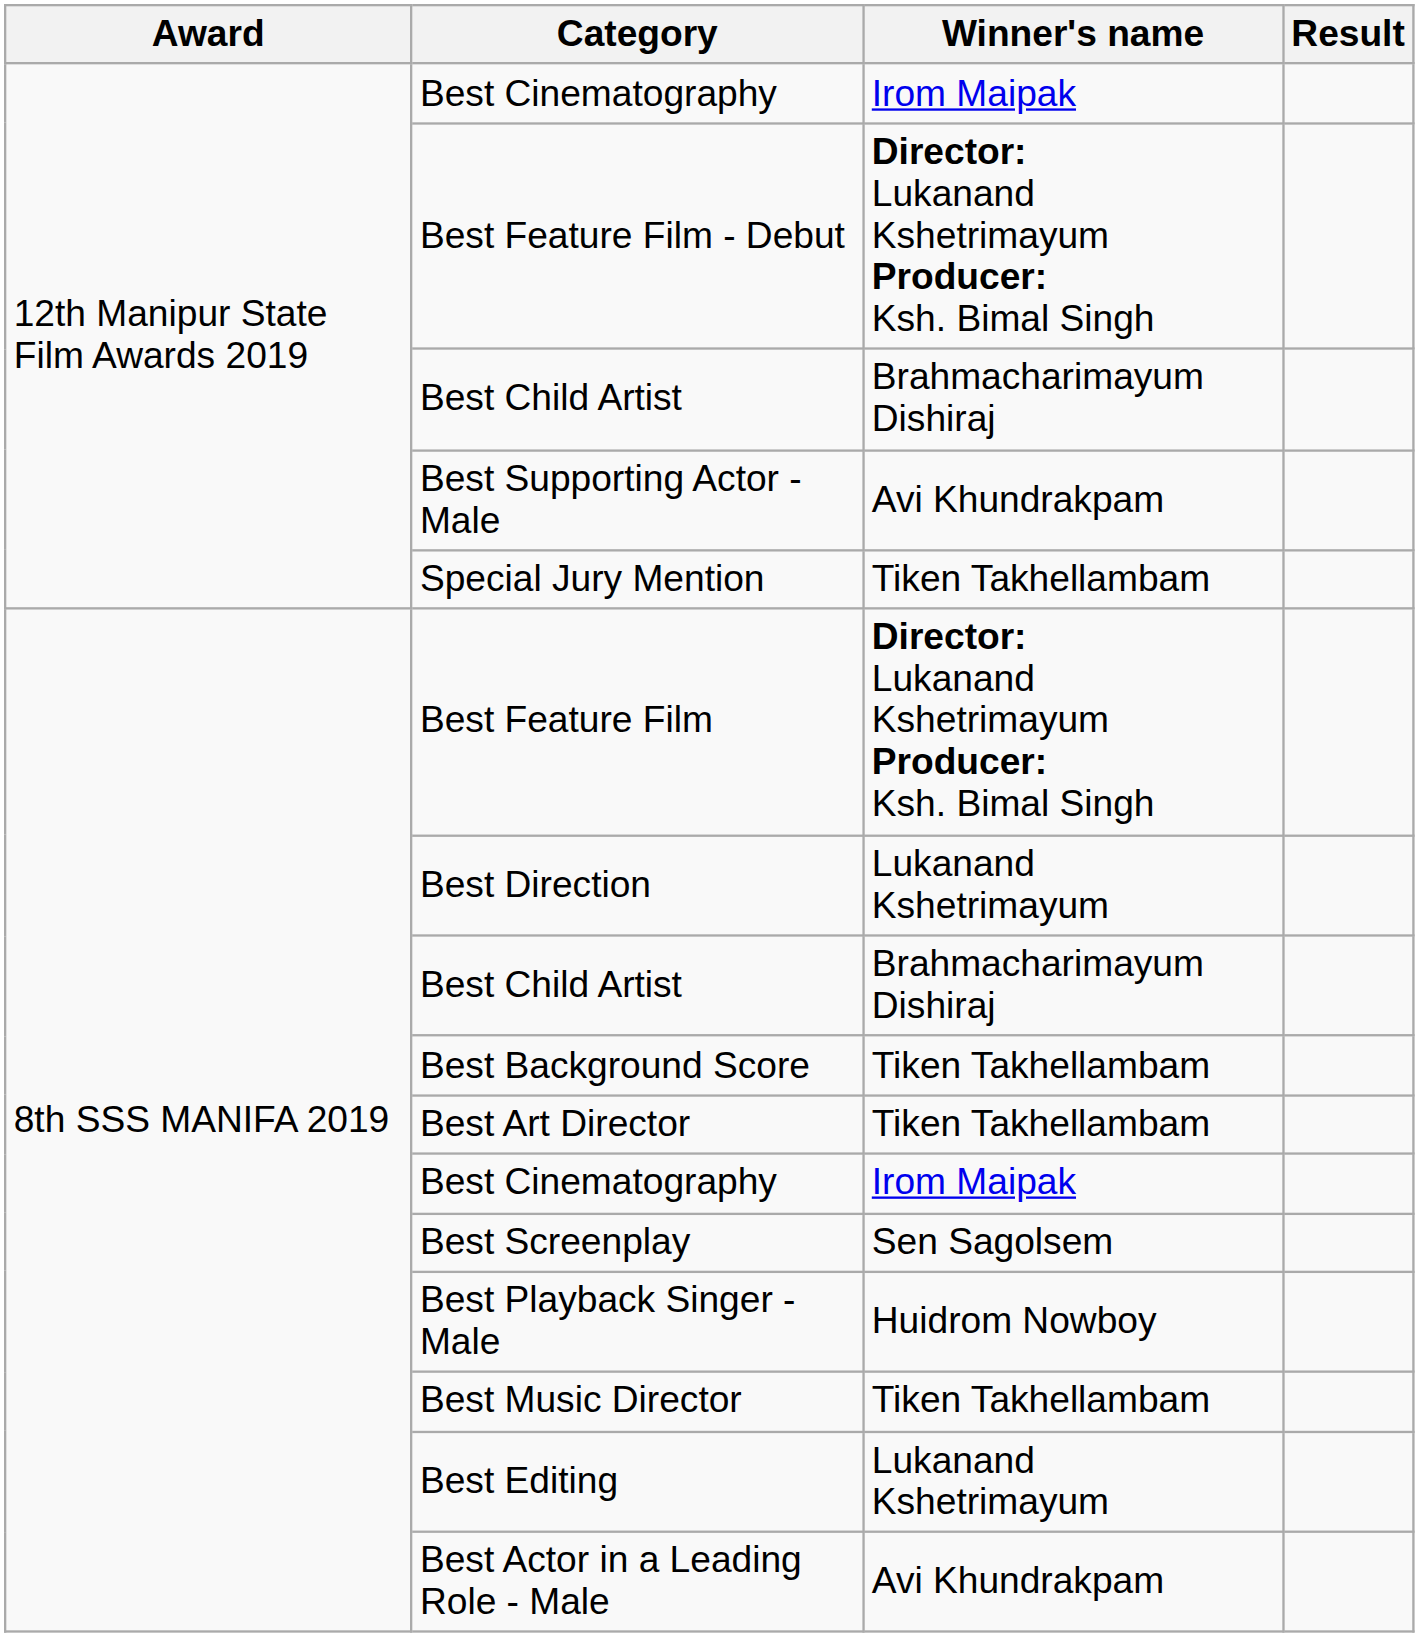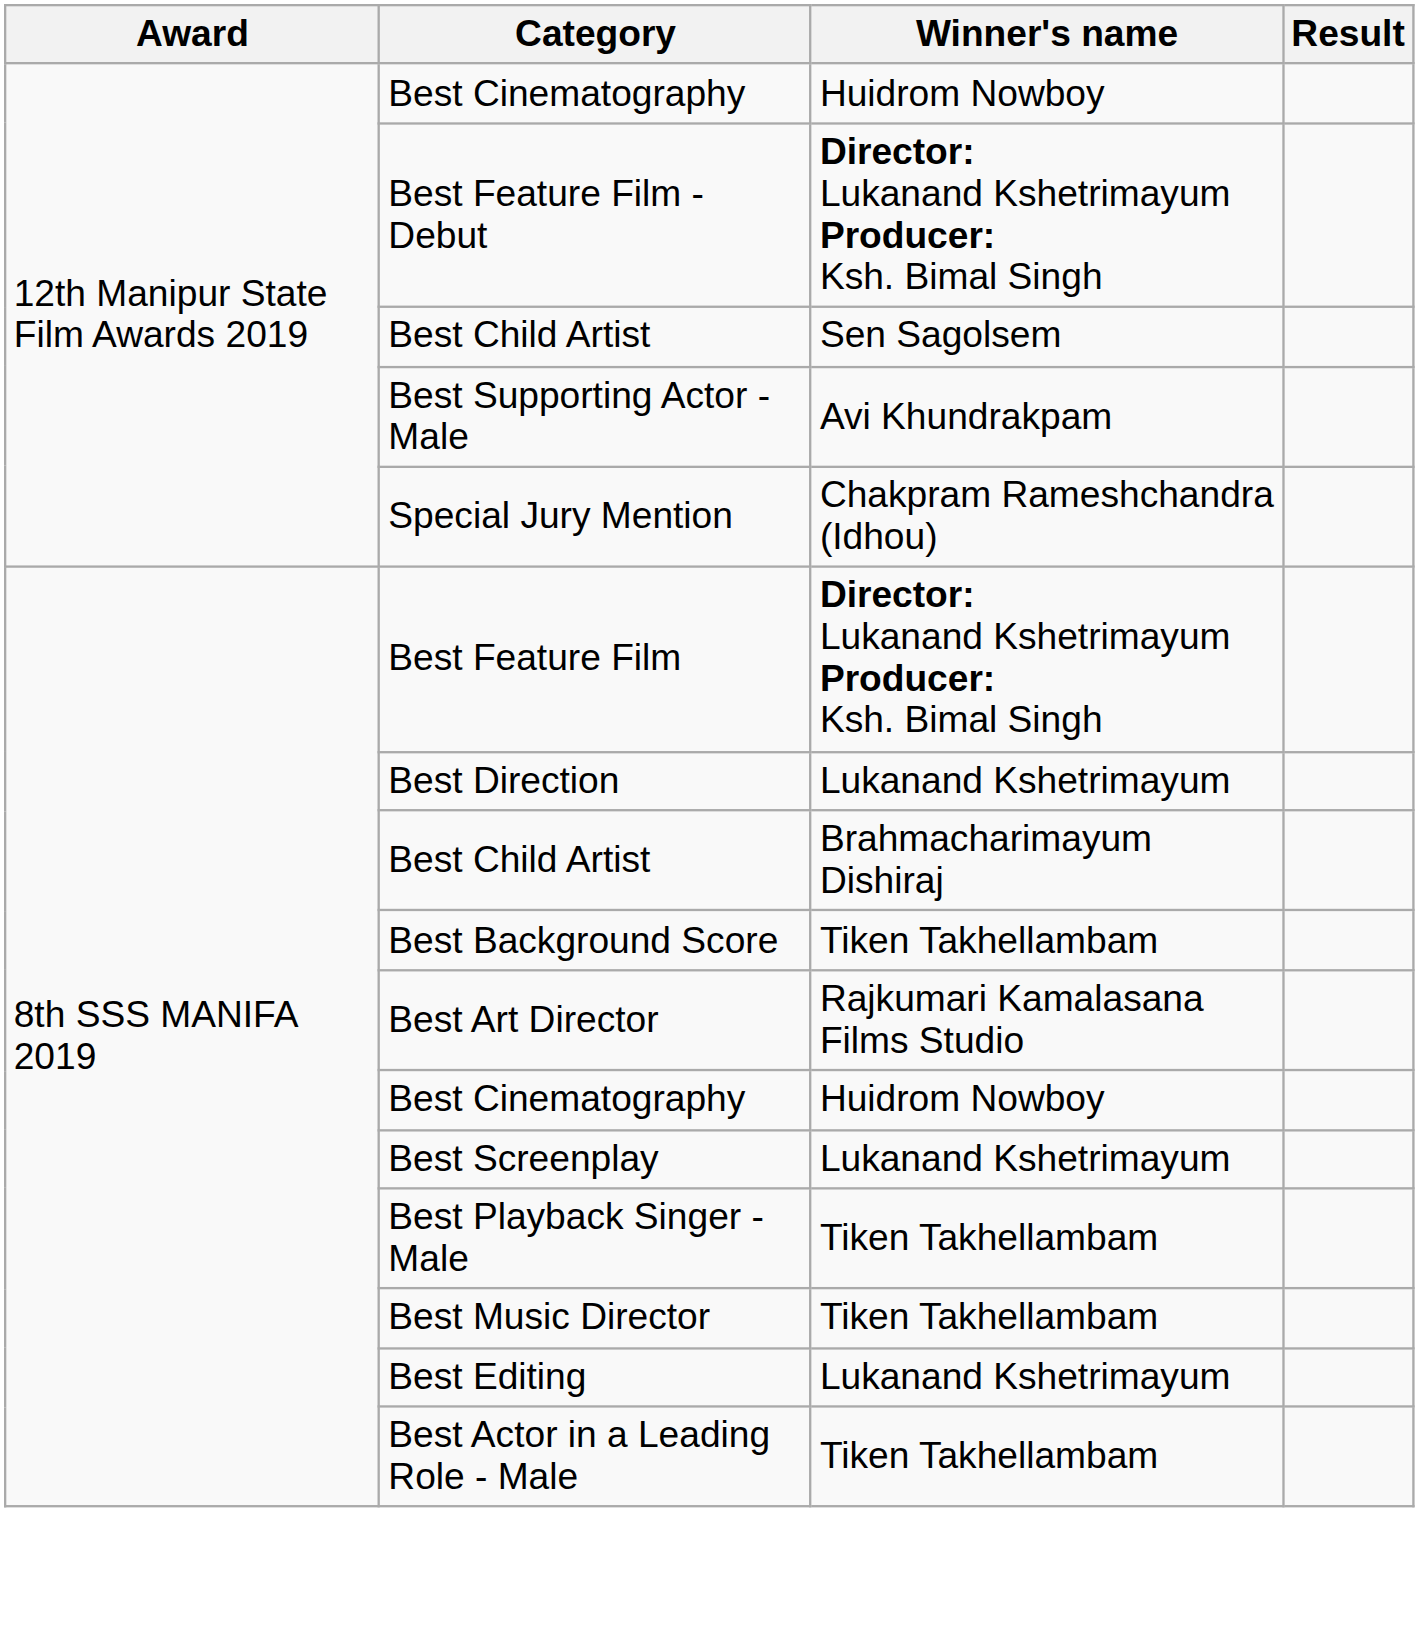(974, 92) Irom Maipak -> (962, 92) Huidrom Nowboy
(1038, 398) Brahmacharimayum Dishiraj -> (941, 335) Sen Sagolsem
(1041, 578) Tiken Takhellambam -> (1047, 516) Chakpram Rameshchandra (Idhou)
(1041, 1123) Tiken Takhellambam -> (1012, 1019) Rajkumari Kamalasana Films Studio
(974, 1182) Irom Maipak -> (962, 1099) Huidrom Nowboy
(993, 1241) Sen Sagolsem -> (1025, 1157) Lukanand Kshetrimayum
(1014, 1321) Huidrom Nowboy -> (989, 1237) Tiken Takhellambam
(1018, 1581) Avi Khundrakpam -> (989, 1456) Tiken Takhellambam
